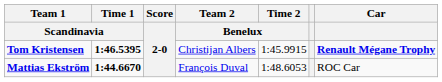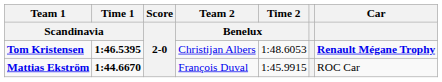(284, 49) 1:45.9915 -> (284, 49) 1:48.6053
(284, 67) 1:48.6053 -> (284, 67) 1:45.9915
